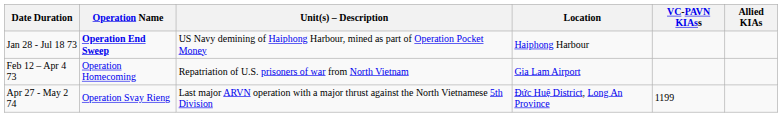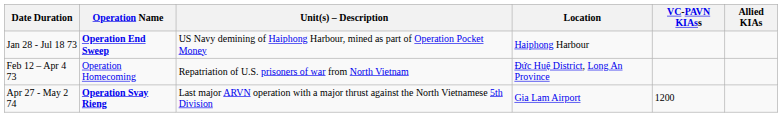(547, 71) Gia Lam Airport -> (568, 71) Đức Huệ District, Long An Province
(126, 98) normal -> (115, 98) bold
(568, 98) Đức Huệ District, Long An Province -> (547, 98) Gia Lam Airport
(664, 98) 1199 -> (665, 98) 1200
